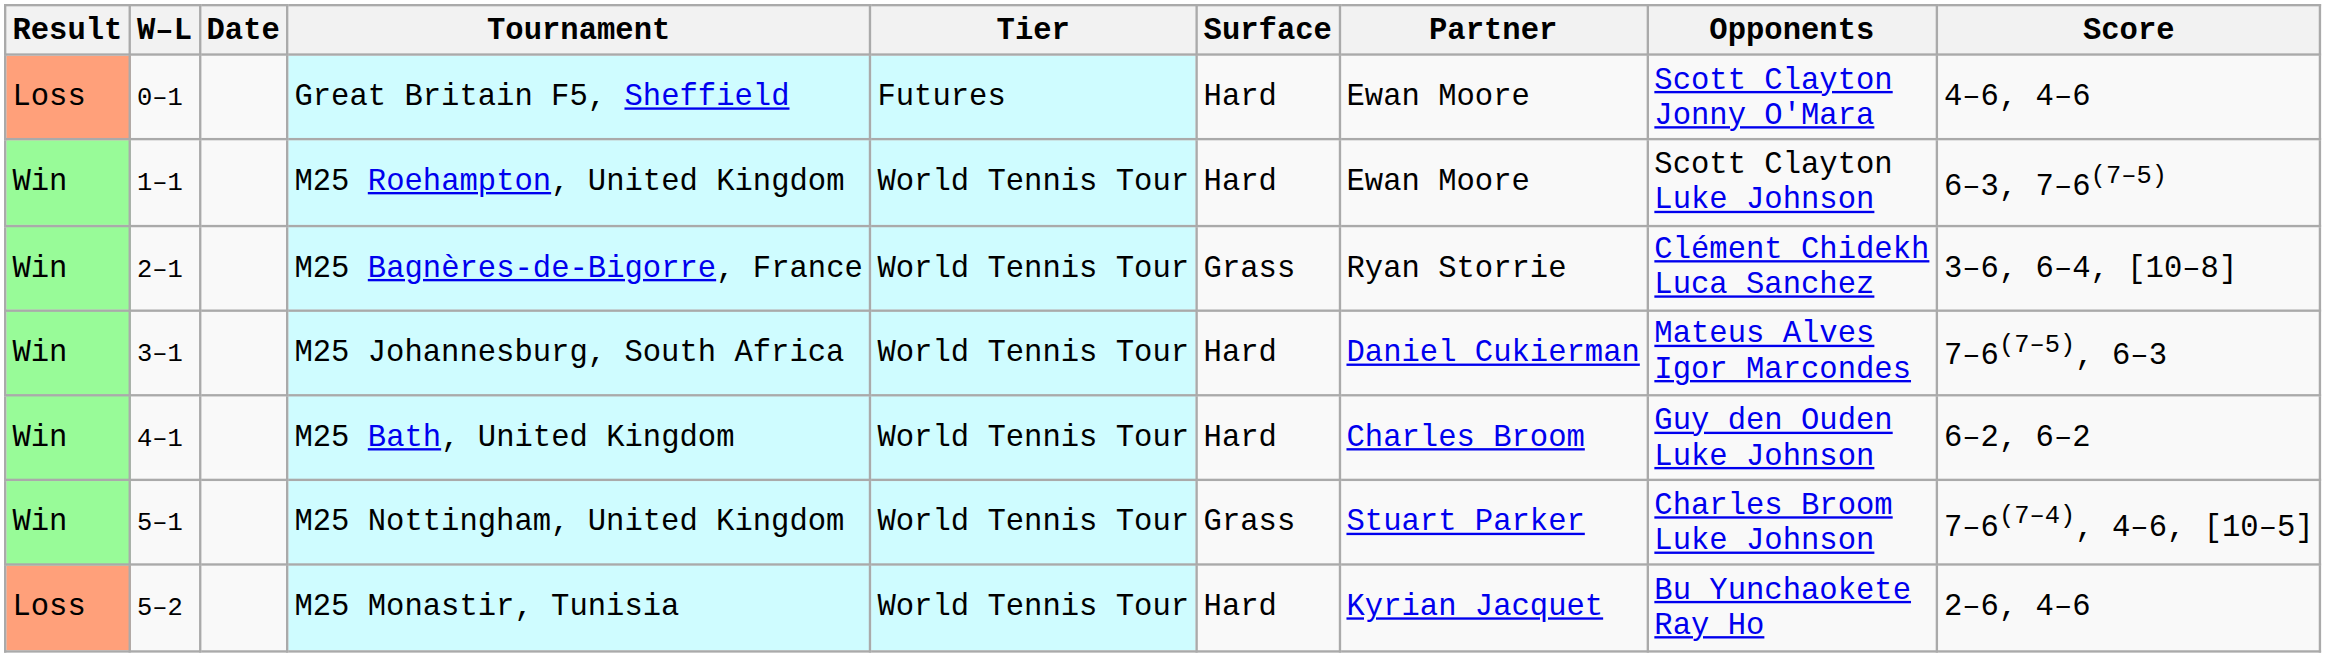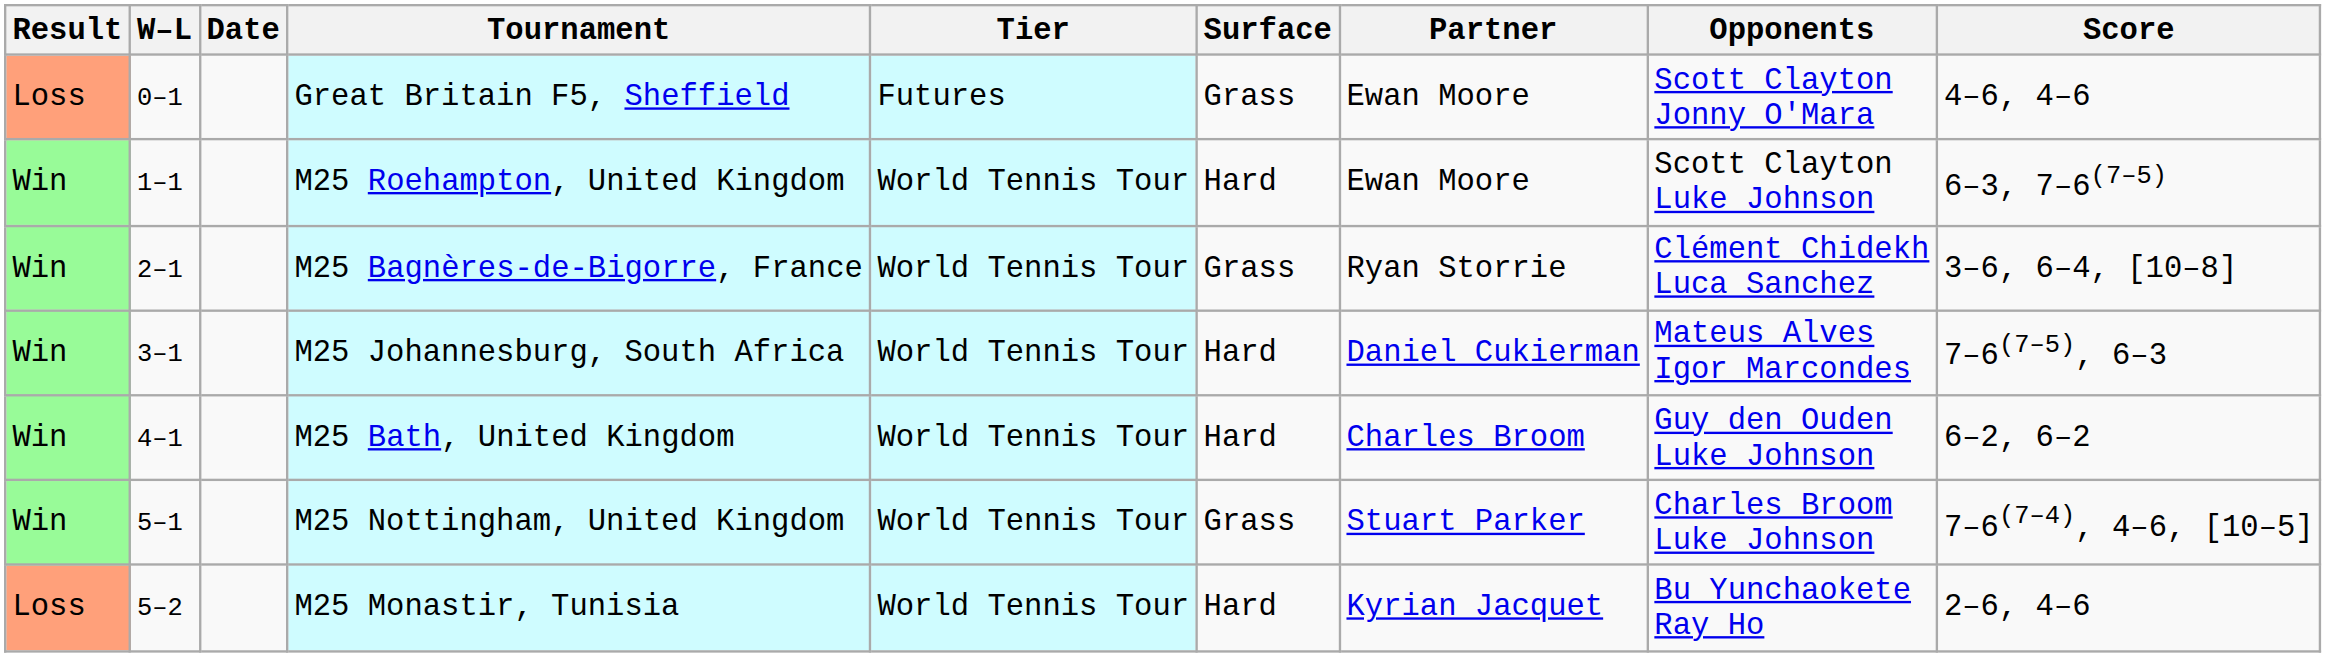(1240, 97) Hard -> (1249, 97) Grass
